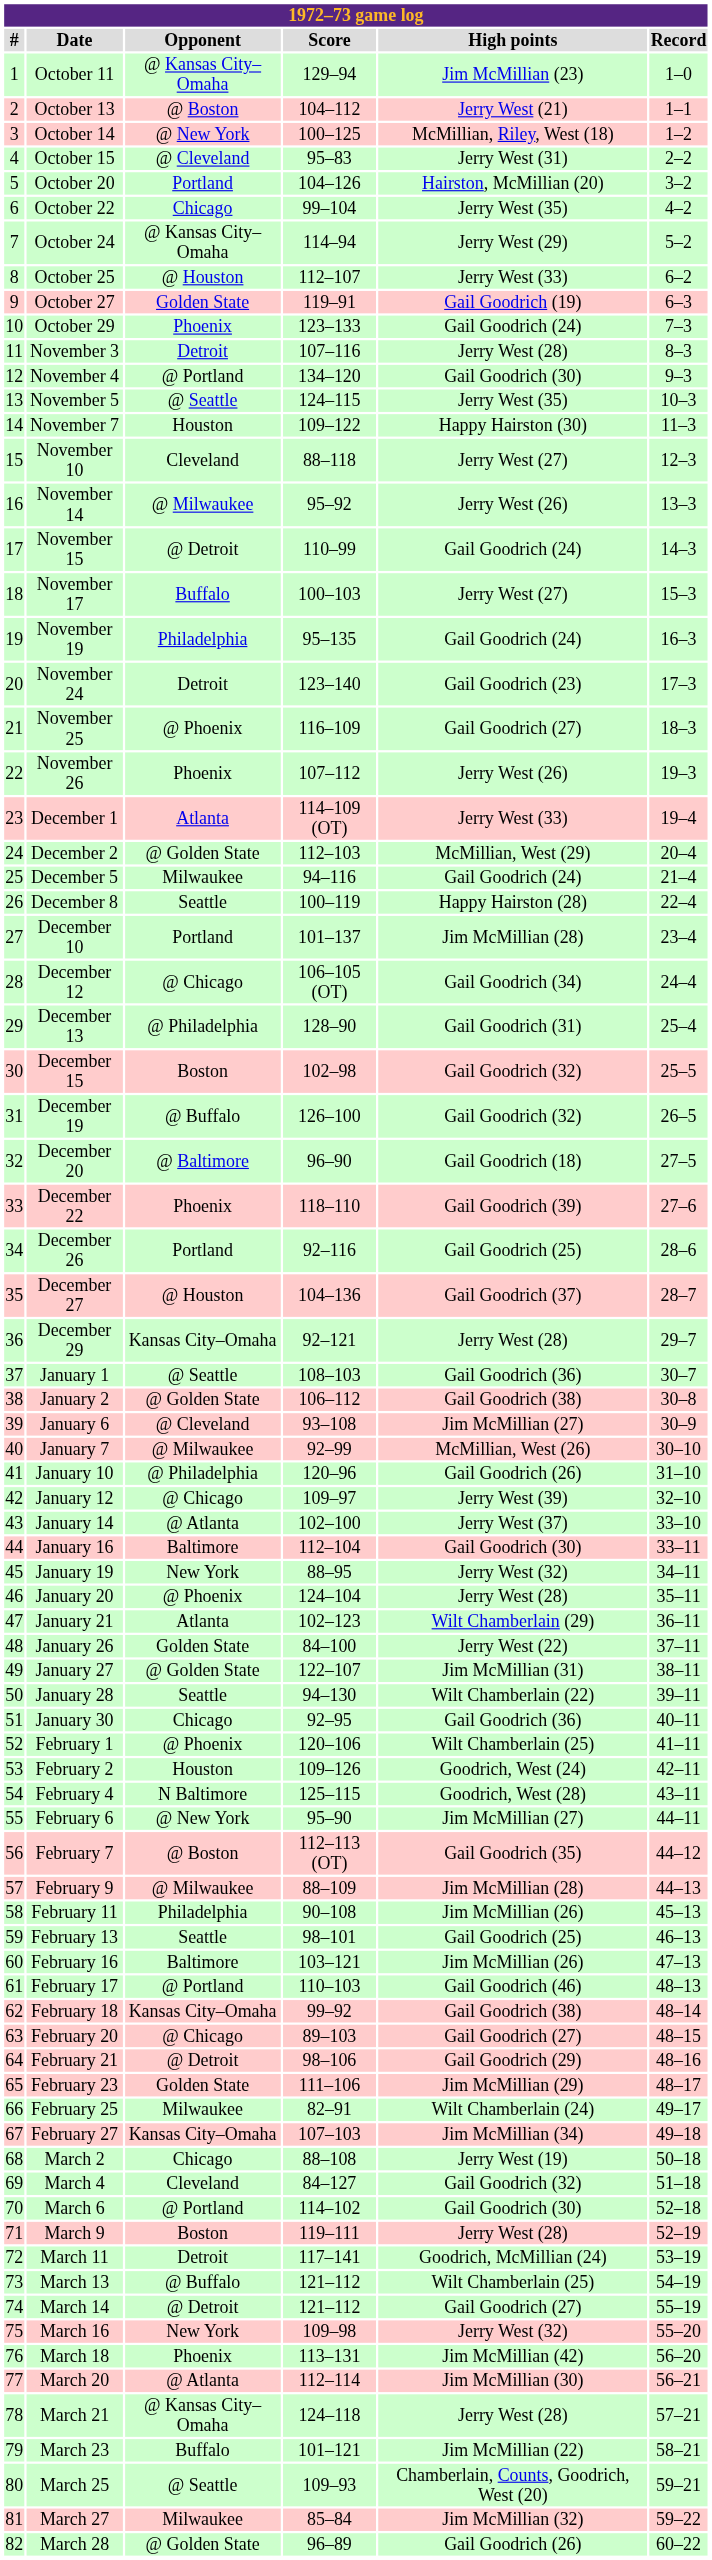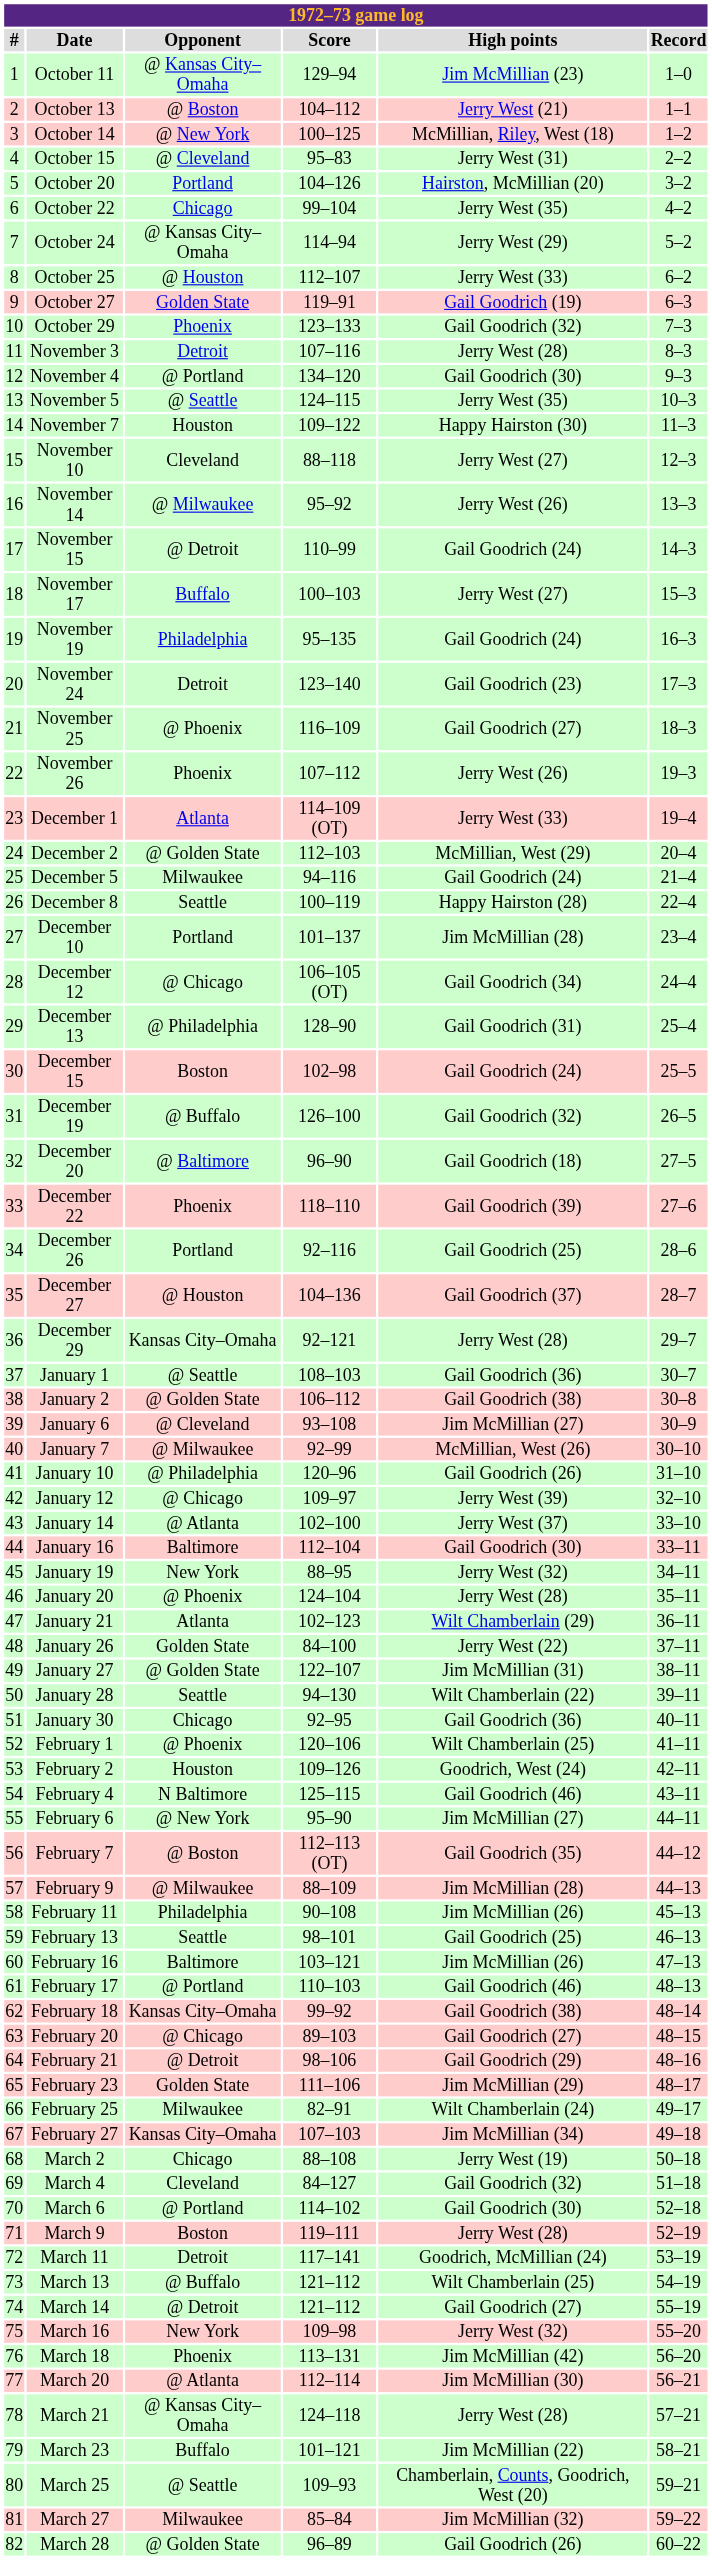(513, 326) Gail Goodrich (24) -> (513, 326) Gail Goodrich (32)
(513, 1071) Gail Goodrich (32) -> (513, 1071) Gail Goodrich (24)
(513, 1793) Goodrich, West (28) -> (513, 1793) Gail Goodrich (46)
